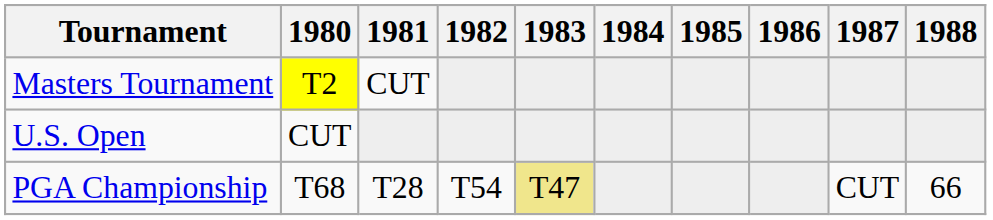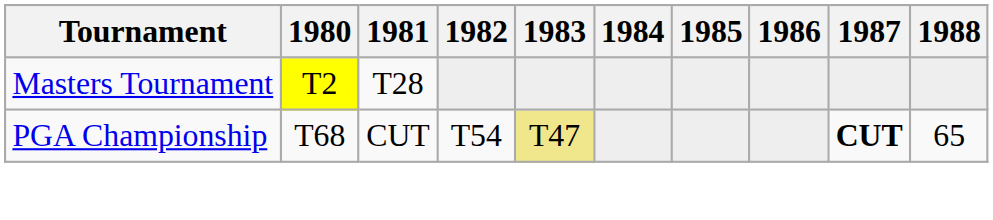(398, 83) CUT -> (398, 83) T28
- row: (79, 135)
(398, 188) T28 -> (398, 135) CUT
(867, 188) normal -> (869, 135) bold
(946, 188) 66 -> (949, 135) 65
